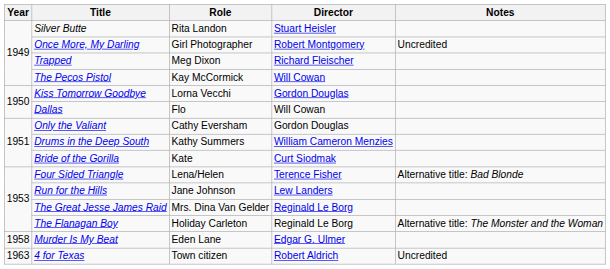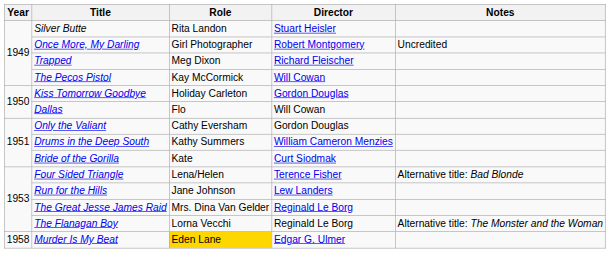(201, 93) Lorna Vecchi -> (209, 93) Holiday Carleton
(209, 223) Holiday Carleton -> (201, 223) Lorna Vecchi
(196, 239) no background -> (196, 239) gold background
- row: (59, 256)
